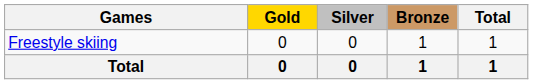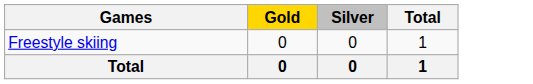- column: (423, 17)
